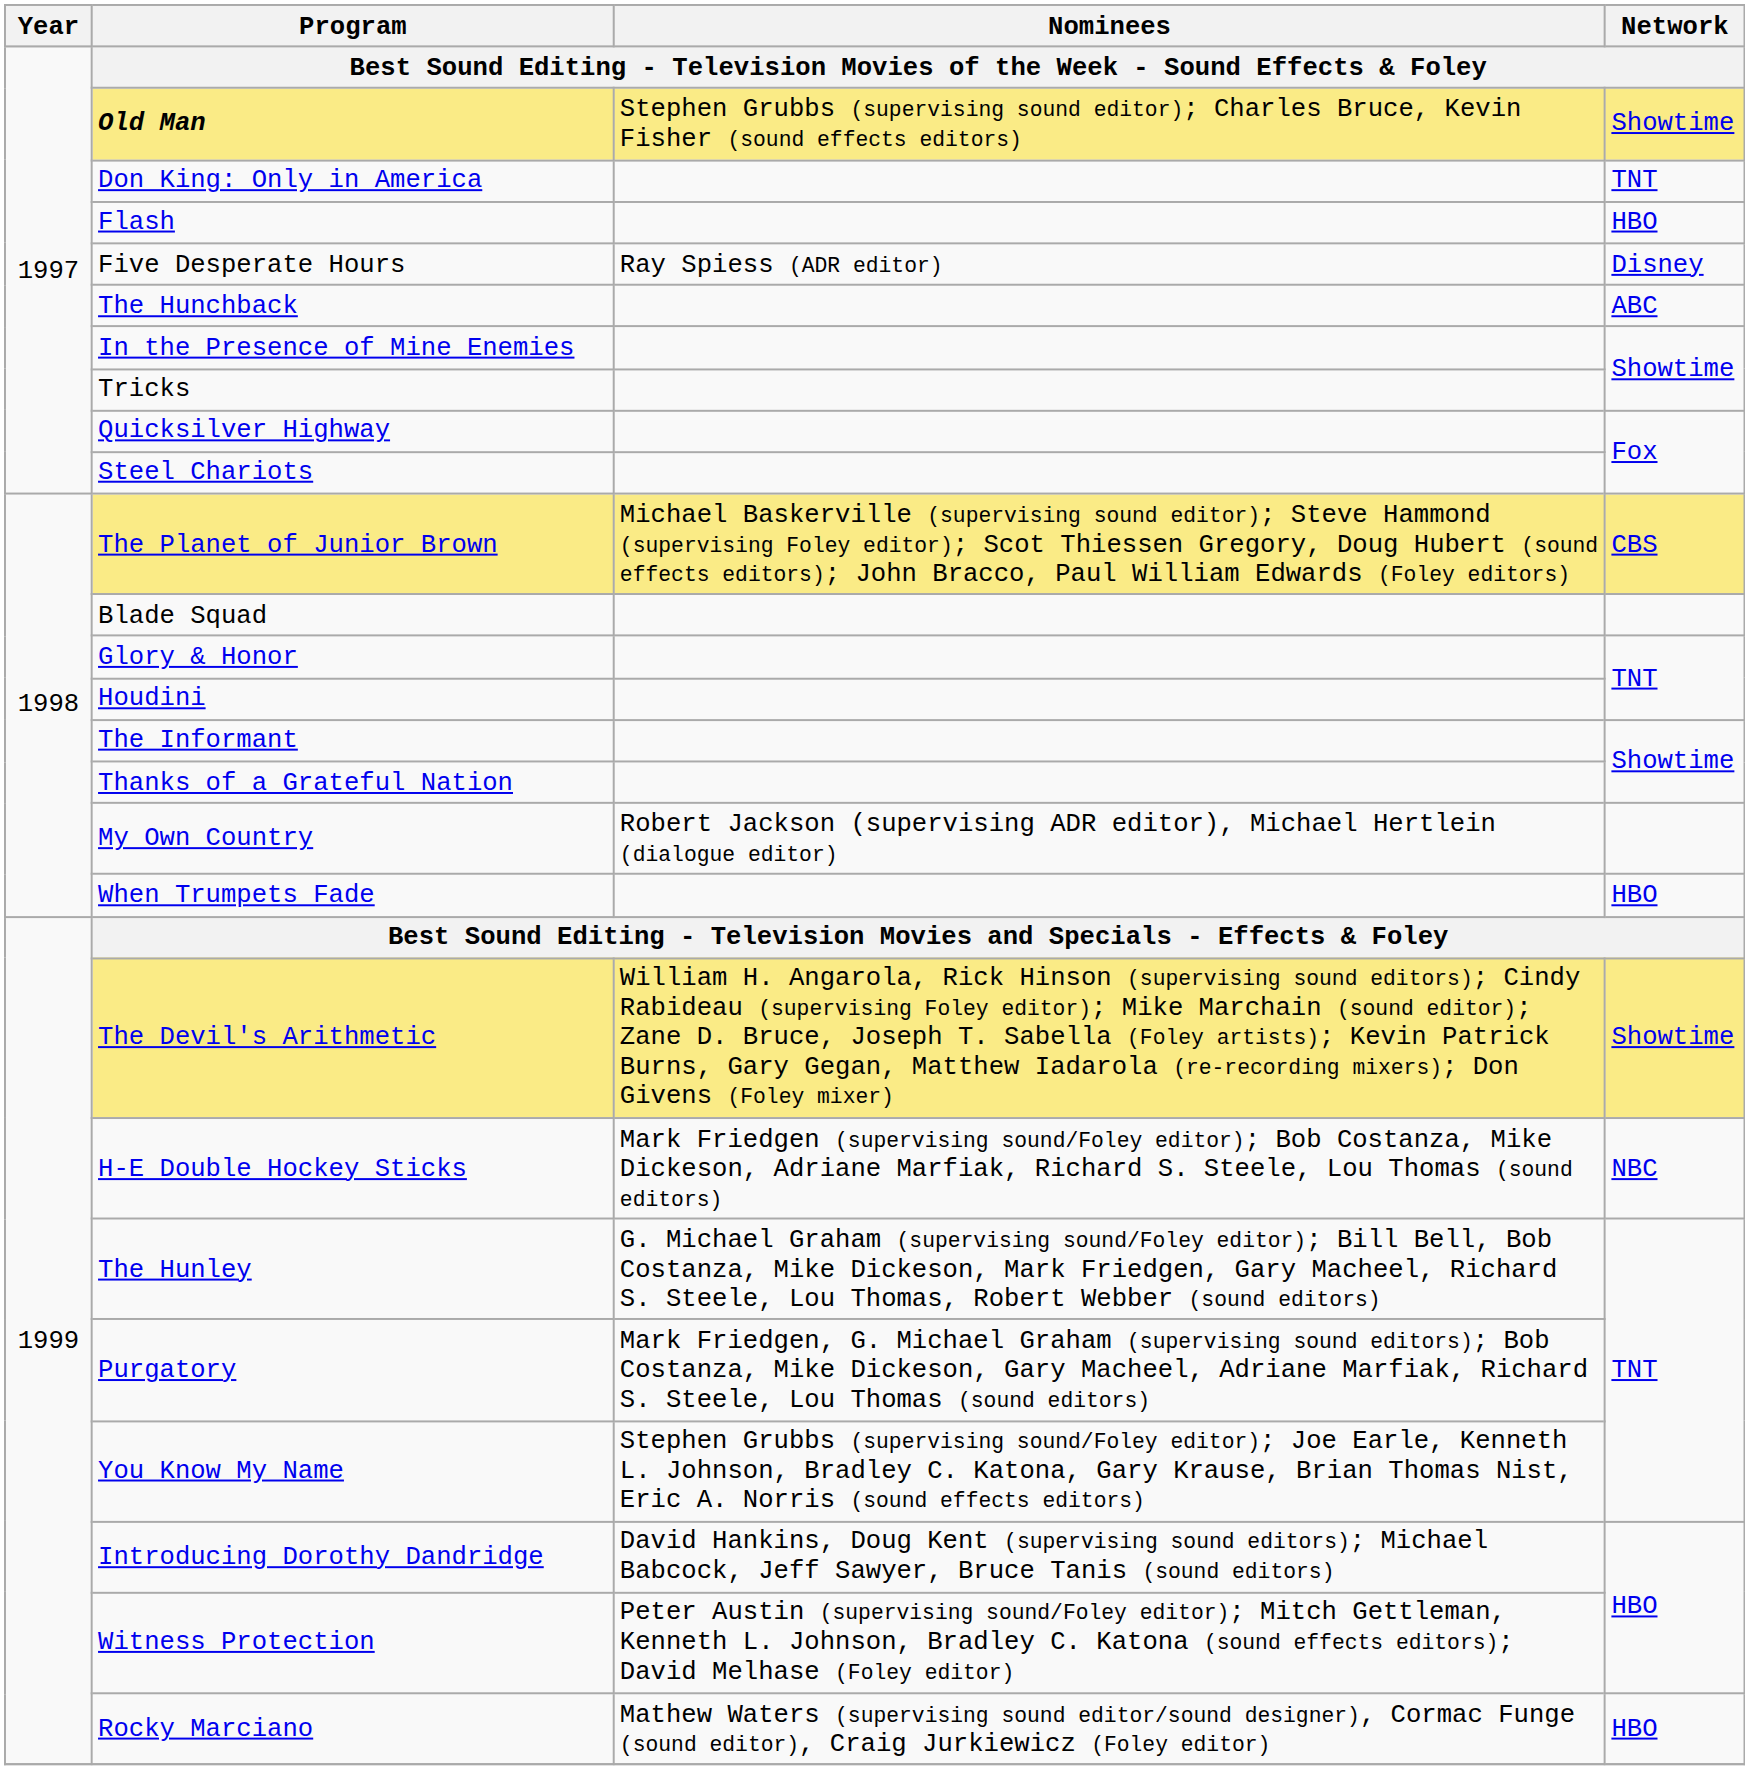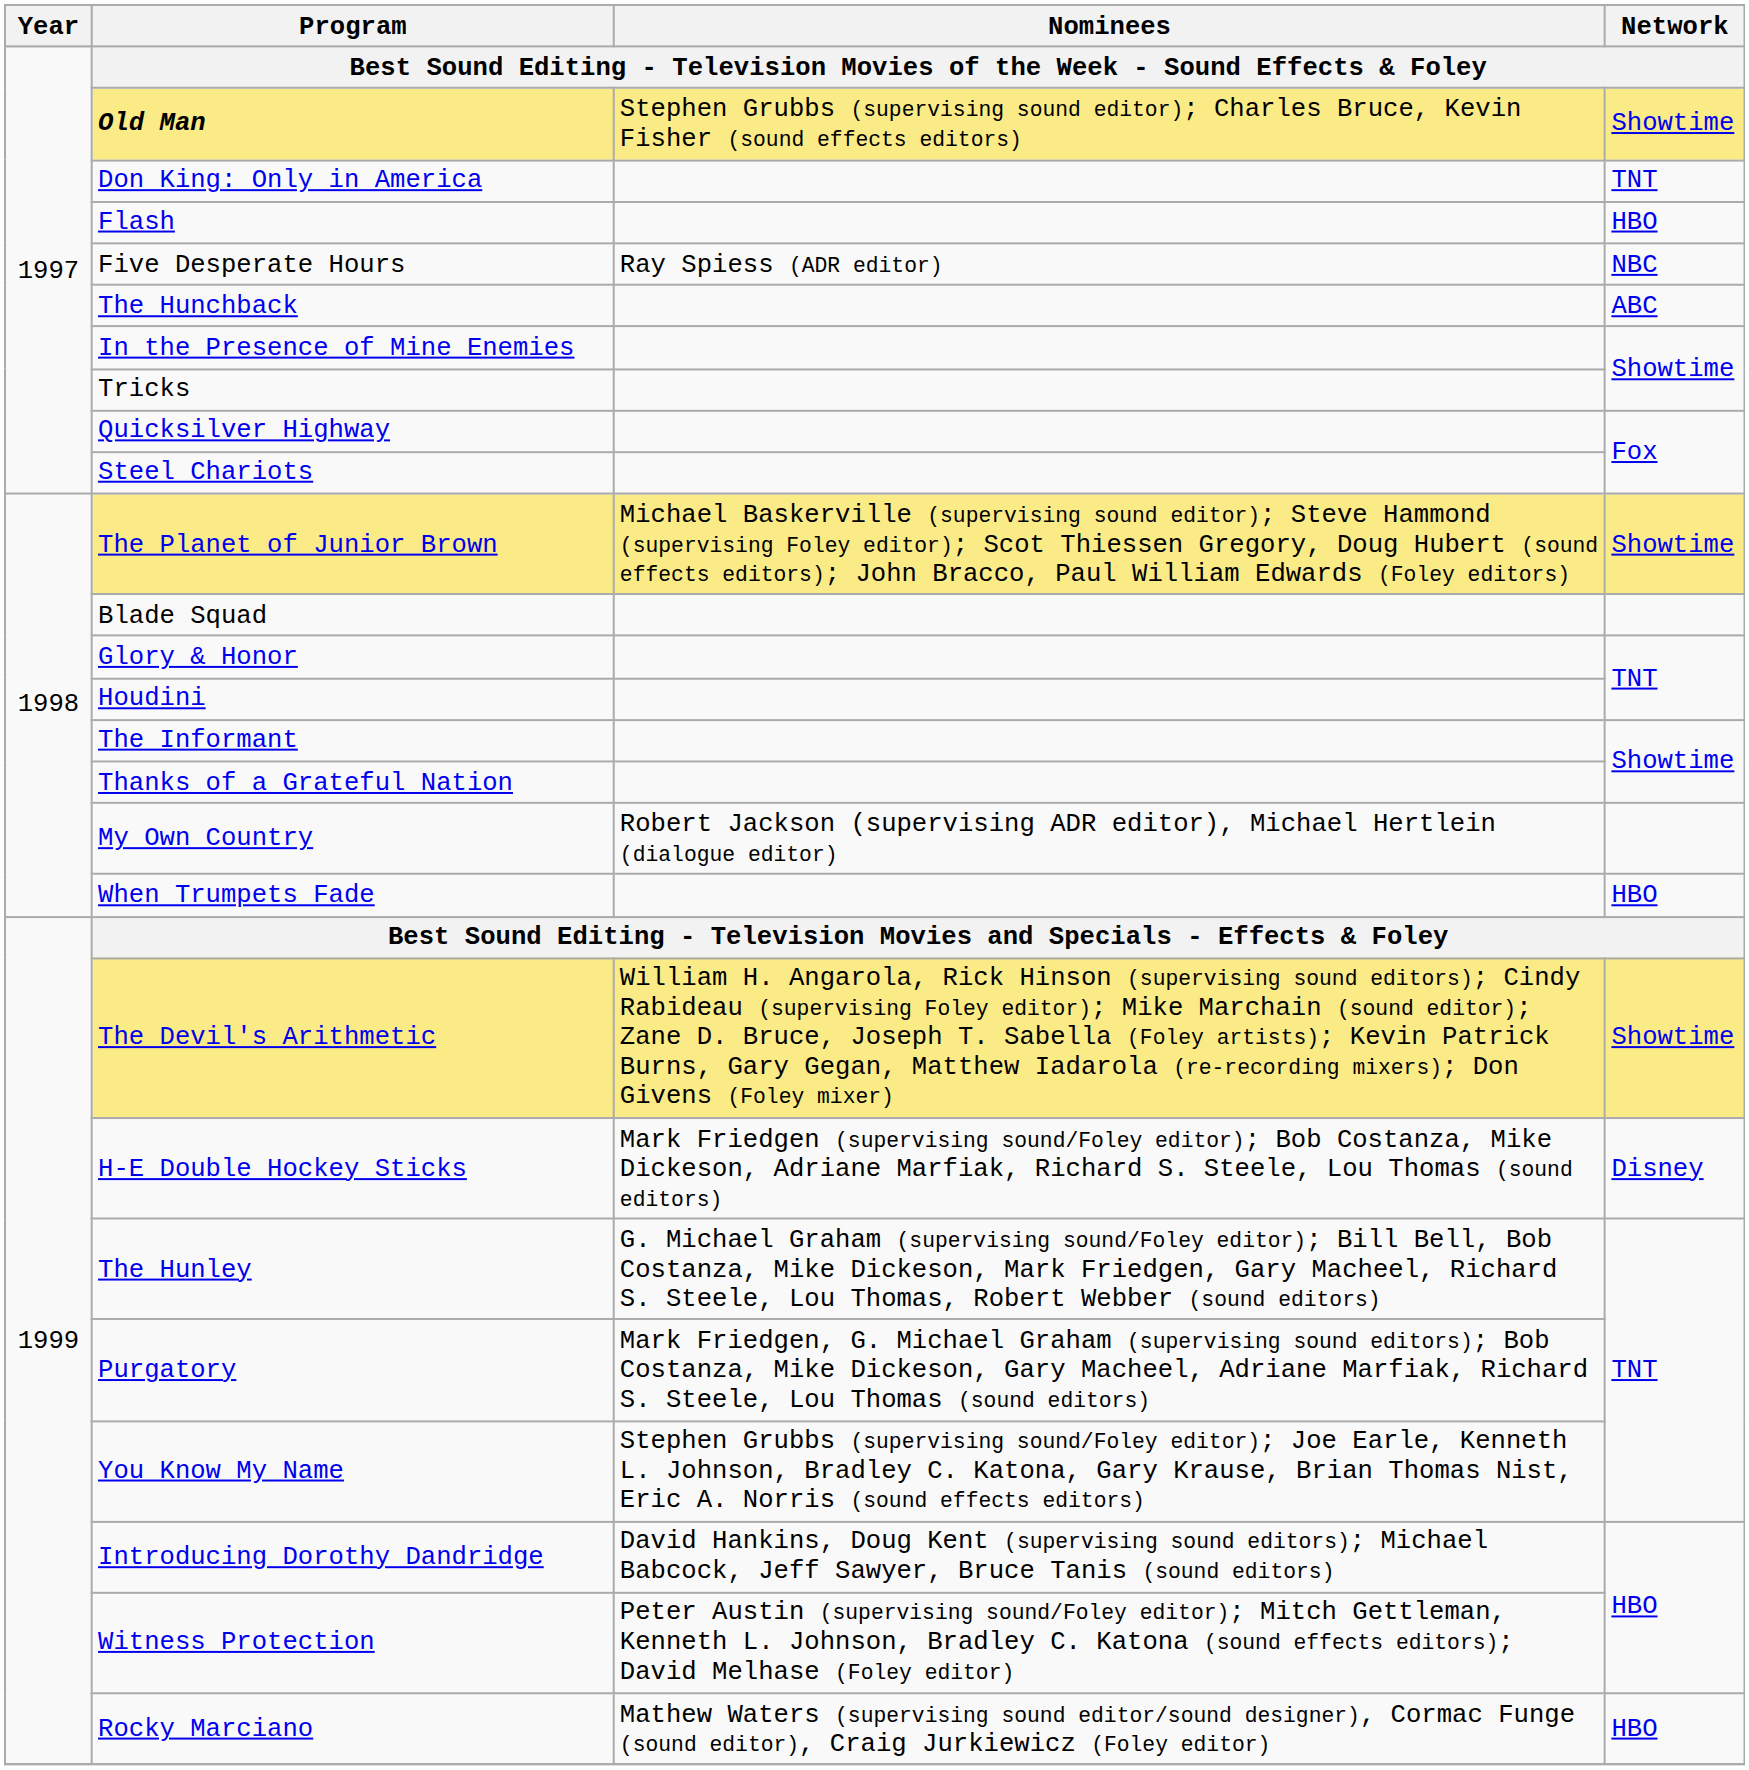(1658, 264) Disney -> (1634, 264) NBC
(1634, 544) CBS -> (1673, 544) Showtime
(1634, 1168) NBC -> (1658, 1168) Disney
